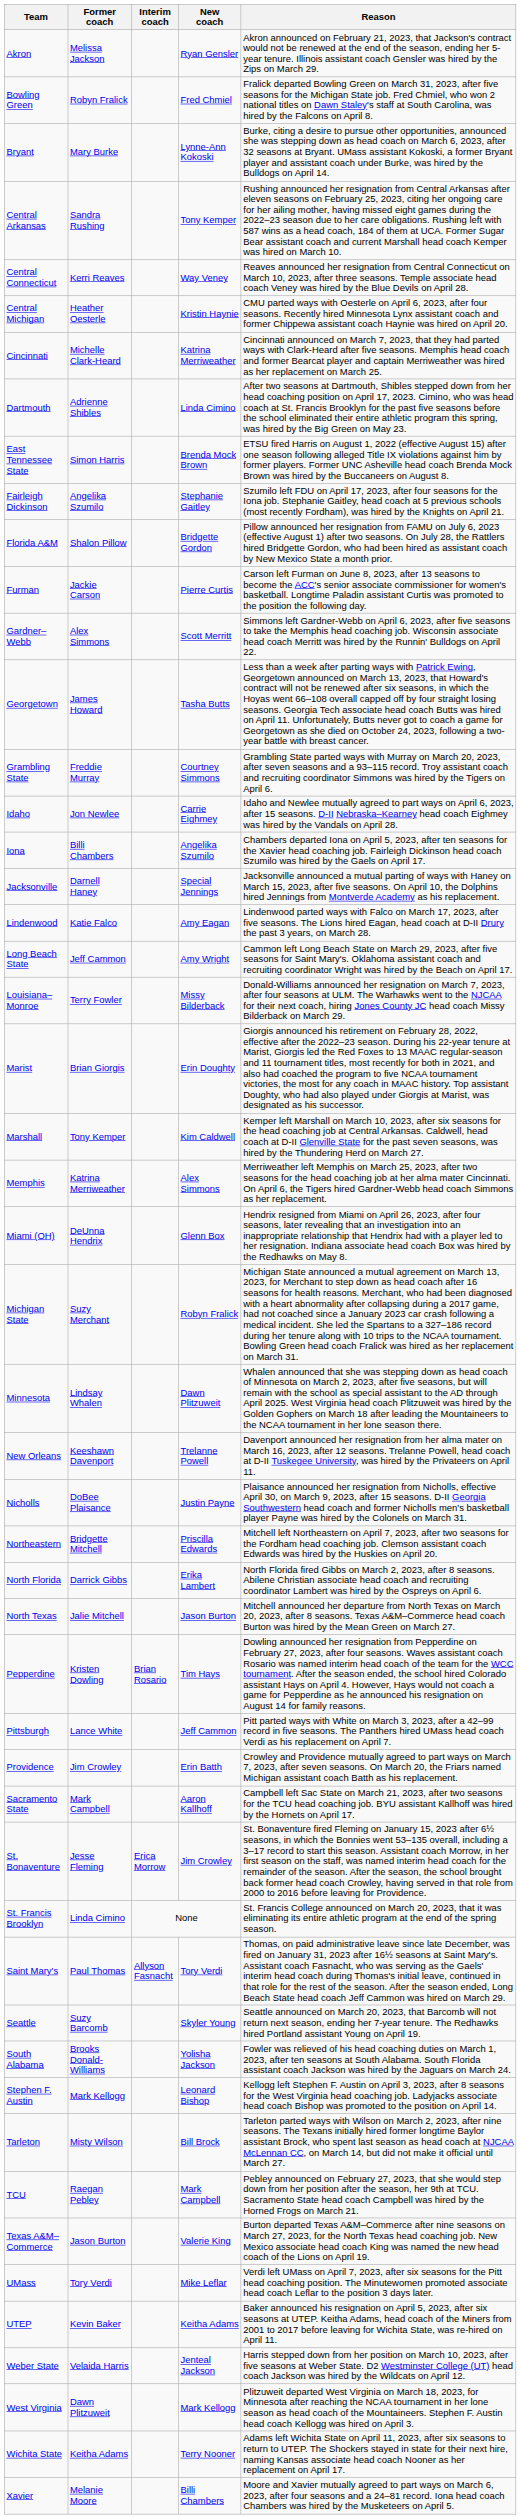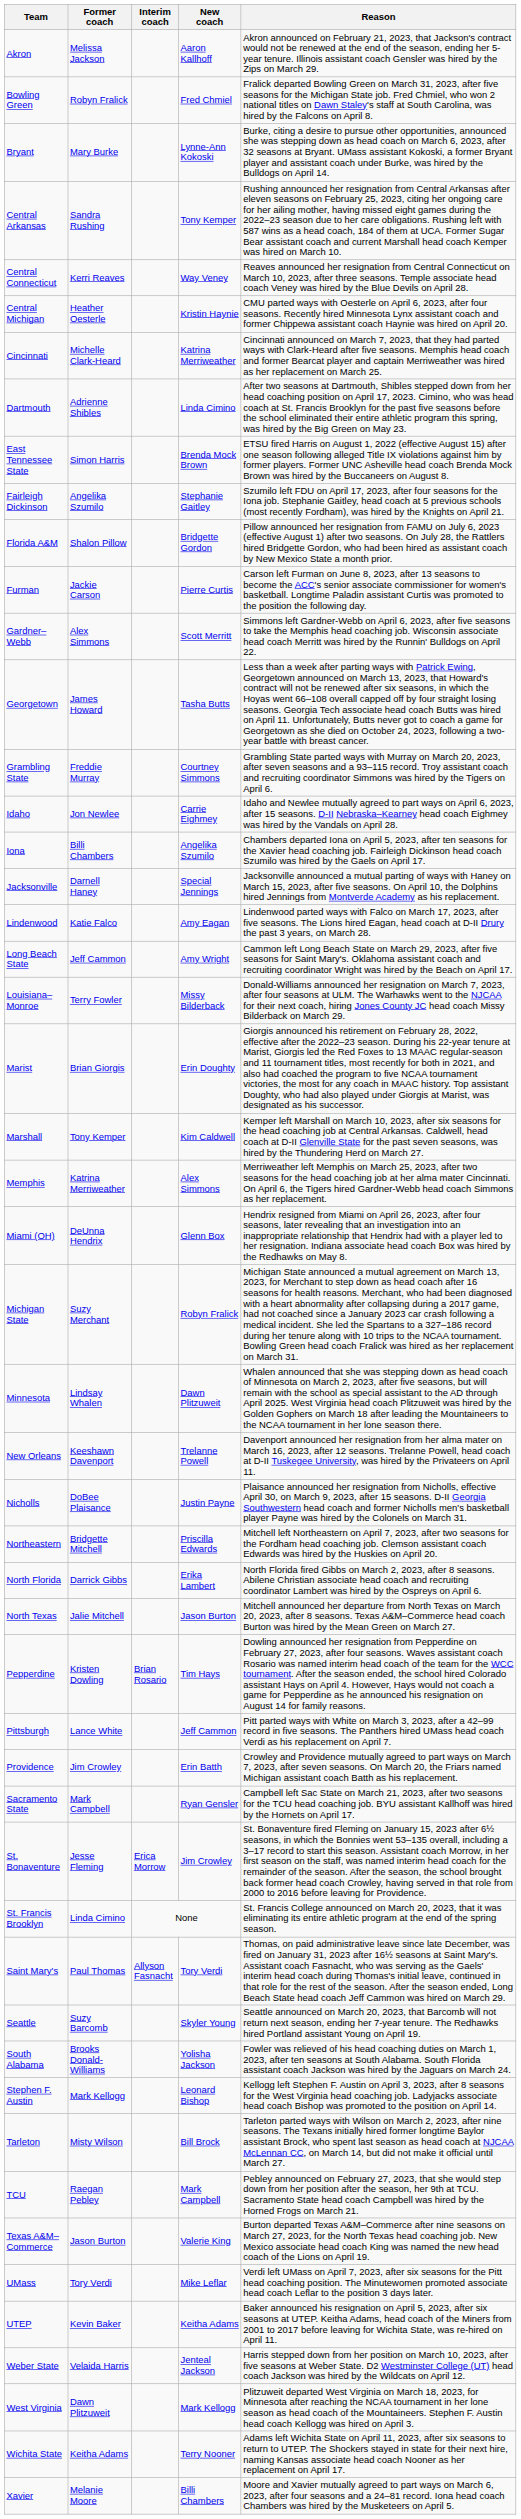(209, 53) Ryan Gensler -> (196, 53) Aaron Kallhoff
(196, 1804) Aaron Kallhoff -> (209, 1804) Ryan Gensler
